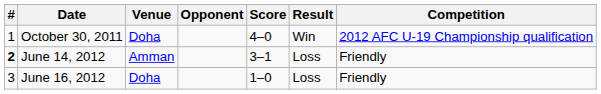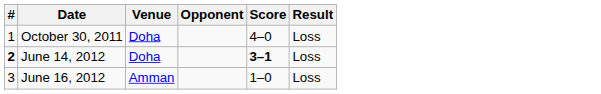- column: (466, 15)
(304, 36) Win -> (307, 36) Loss
(152, 57) Amman -> (145, 57) Doha
(261, 57) normal -> (261, 57) bold
(145, 78) Doha -> (152, 78) Amman
